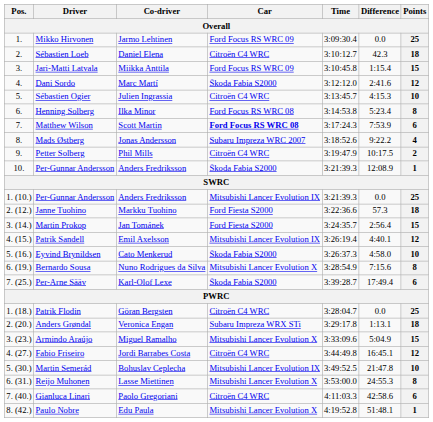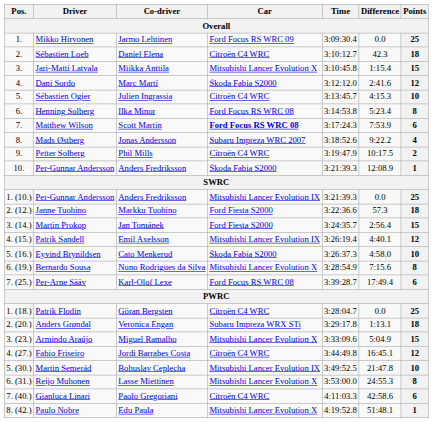(252, 69) Ford Focus RS WRC 09 -> (263, 69) Mitsubishi Lancer Evolution X
(243, 282) Škoda Fabia S2000 -> (252, 282) Ford Focus RS WRC 08
